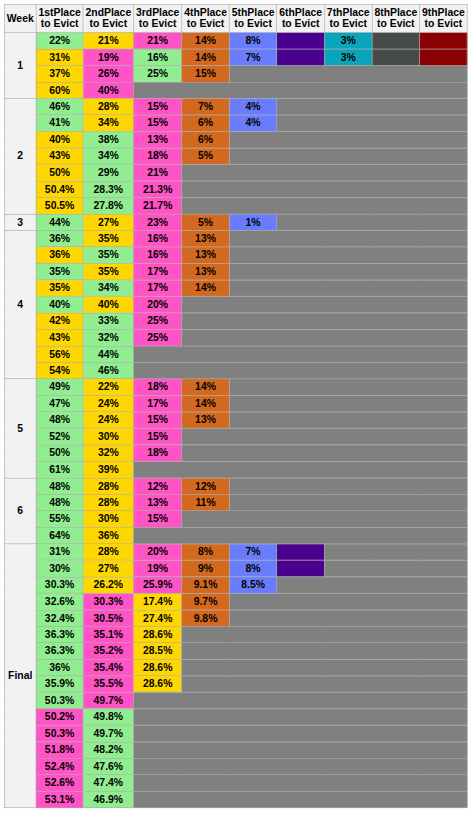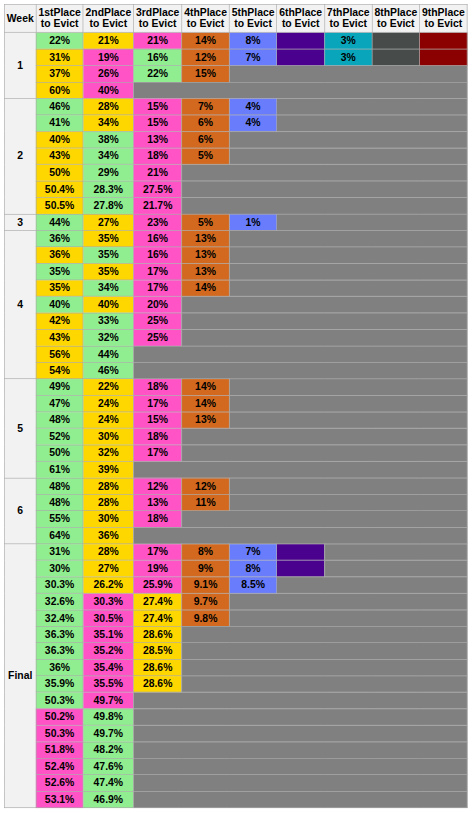(206, 57) 14% -> (206, 57) 12%
(158, 73) 25% -> (158, 73) 22%
(158, 189) 21.3% -> (158, 189) 27.5%
(158, 436) 15% -> (158, 436) 18%
(158, 453) 18% -> (158, 453) 17%
(158, 519) 15% -> (158, 519) 18%
(158, 552) 20% -> (158, 552) 17%
(158, 601) 17.4% -> (158, 601) 27.4%
